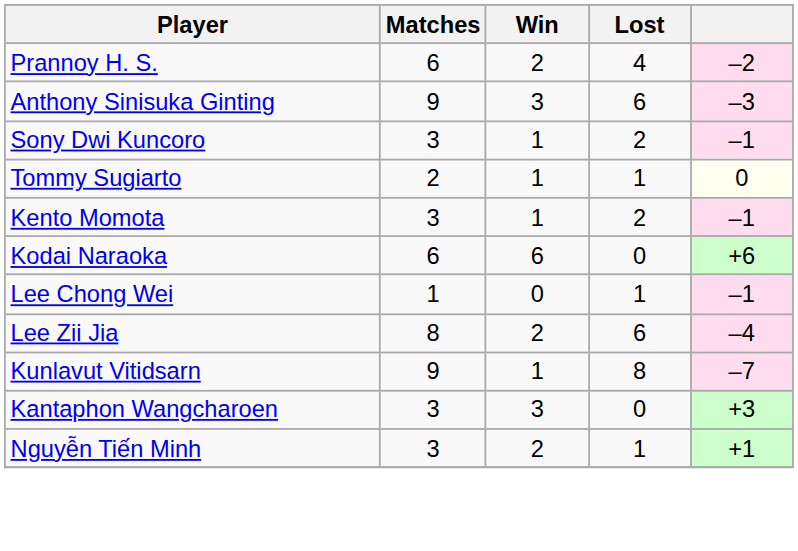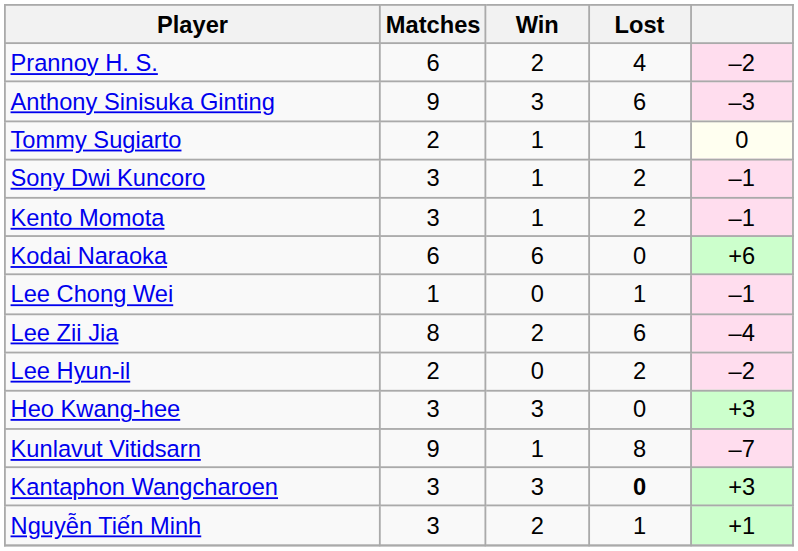rows swapped: (108, 140) <-> (96, 178)
+ row: (70, 371)
+ row: (95, 410)
(640, 410) normal -> (640, 487) bold
